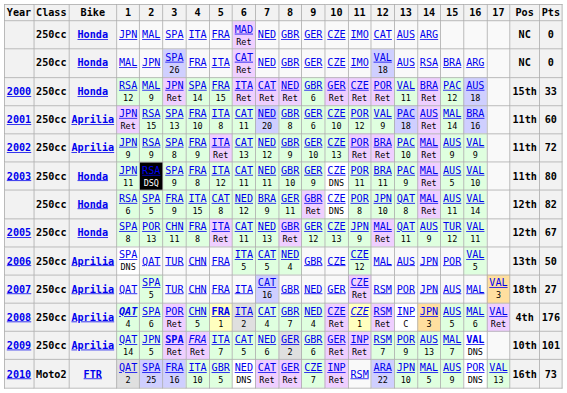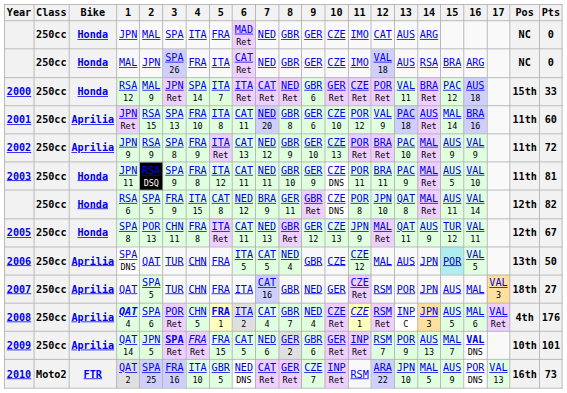(221, 91) FRA 15 -> (221, 91) ITA 7
(551, 176) 80 -> (551, 176) 81
(452, 261) no background -> (452, 261) paleturquoise background
(221, 346) ITA 7 -> (221, 346) FRA 15
